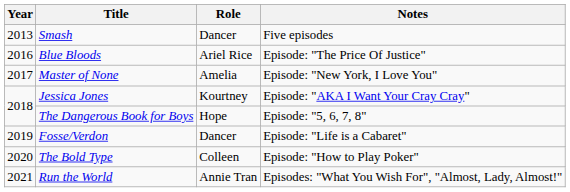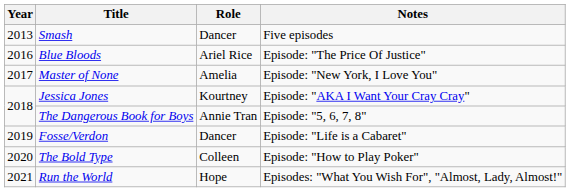(213, 116) Hope -> (228, 116) Annie Tran
(228, 177) Annie Tran -> (213, 177) Hope
